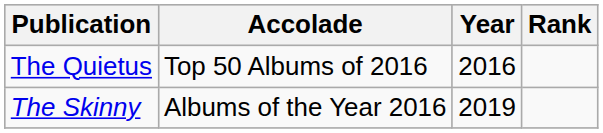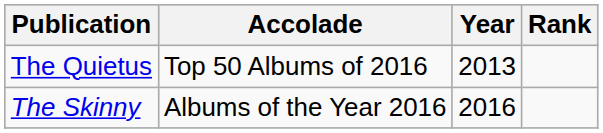(487, 66) 2016 -> (487, 66) 2013
(487, 107) 2019 -> (487, 107) 2016
